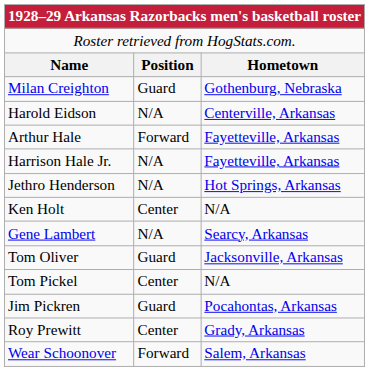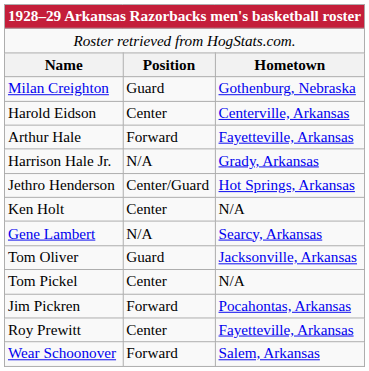(151, 112) N/A -> (147, 112) Center
(272, 161) Fayetteville, Arkansas -> (269, 161) Grady, Arkansas
(151, 185) N/A -> (168, 185) Center/Guard
(157, 305) Guard -> (152, 305) Forward
(255, 329) Grady, Arkansas -> (286, 329) Fayetteville, Arkansas
